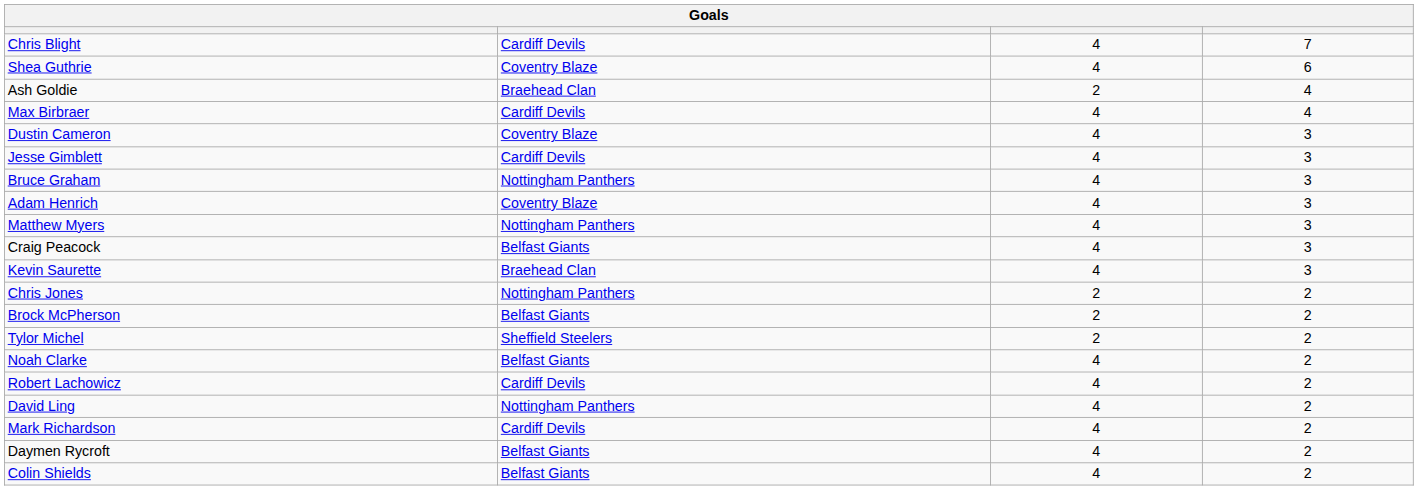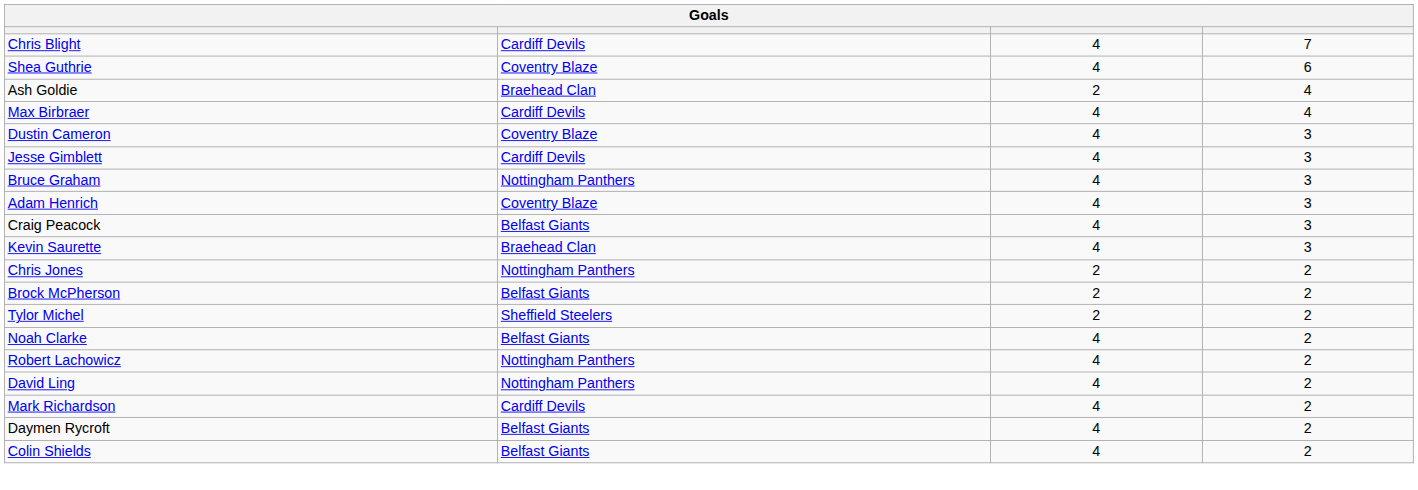- row: (56, 225)
(543, 383) Cardiff Devils -> (568, 361) Nottingham Panthers
